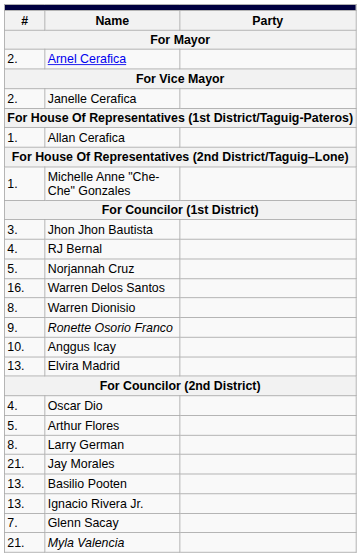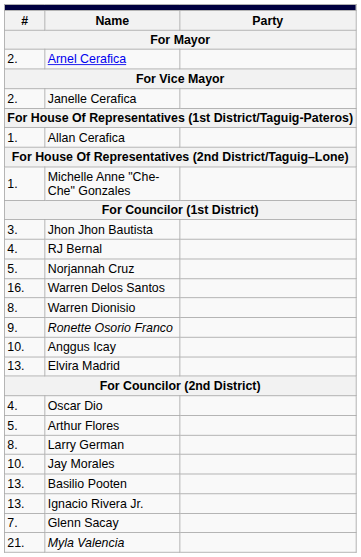(16, 465) 21. -> (16, 465) 10.
